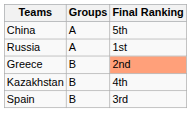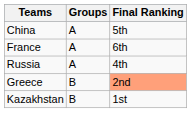+ row: (24, 47)
(120, 47) 1st -> (120, 64) 4th
(120, 82) 4th -> (120, 99) 1st
- row: (21, 99)
